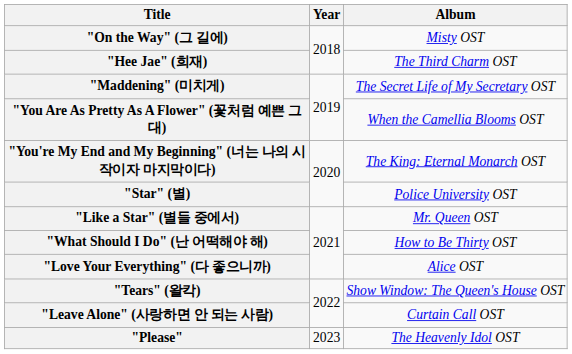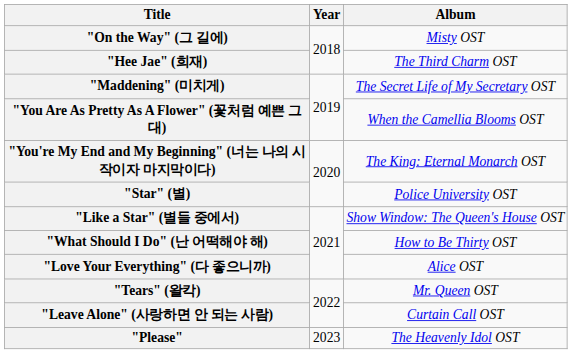(455, 218) Mr. Queen OST -> (455, 218) Show Window: The Queen's House OST
(455, 290) Show Window: The Queen's House OST -> (455, 290) Mr. Queen OST
